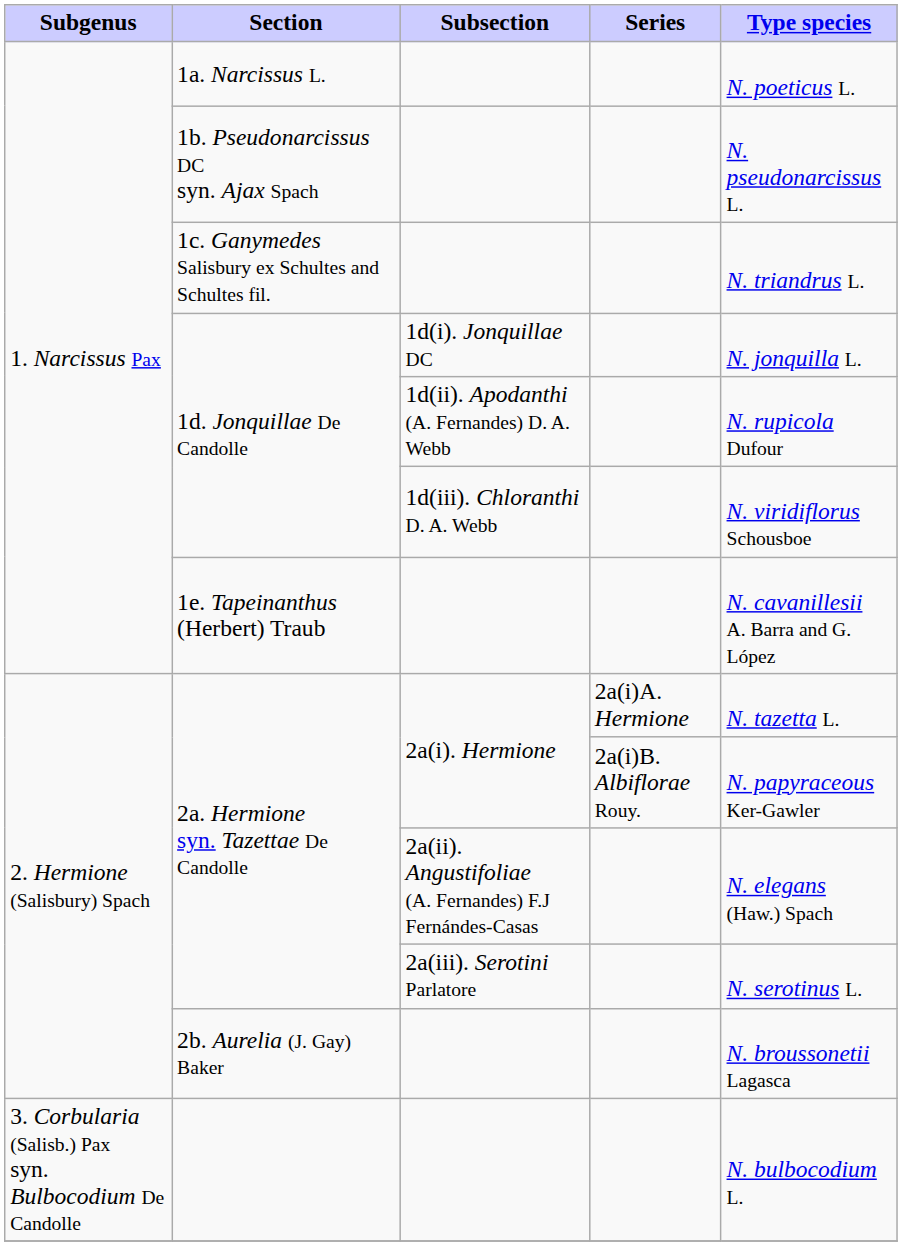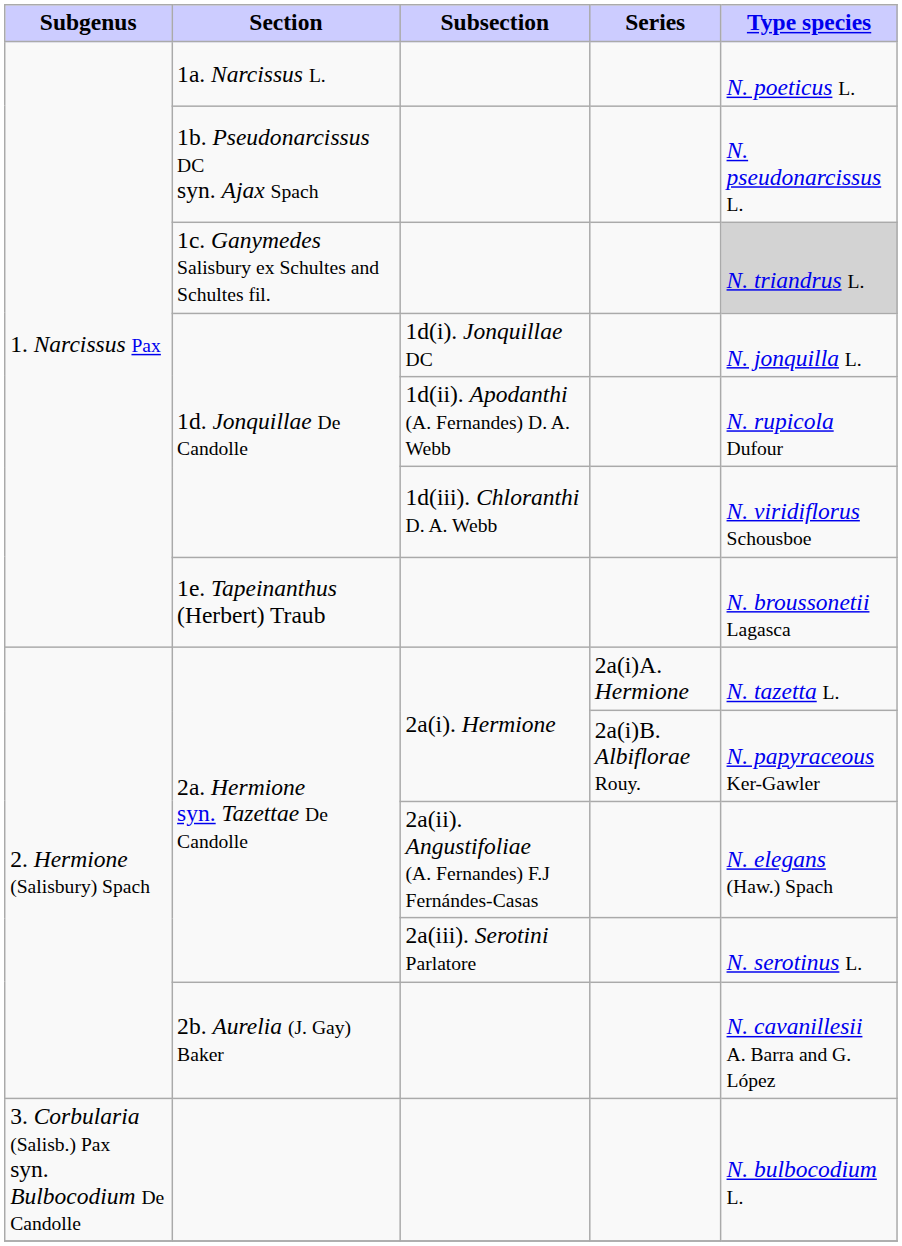(795, 280) no background -> (795, 280) lightgrey background
(794, 628) N. cavanillesii A. Barra and G. López -> (798, 615) N. broussonetii Lagasca
(798, 1066) N. broussonetii Lagasca -> (794, 1052) N. cavanillesii A. Barra and G. López
